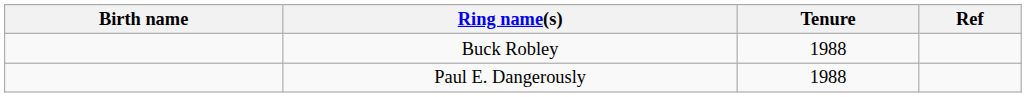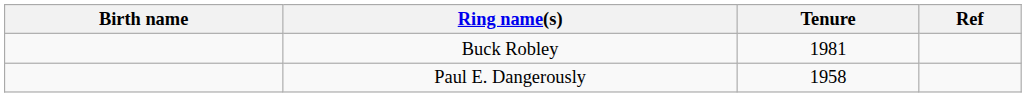(828, 48) 1988 -> (828, 48) 1981
(828, 77) 1988 -> (828, 77) 1958
